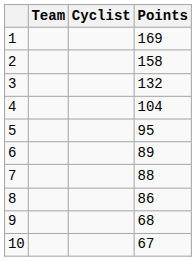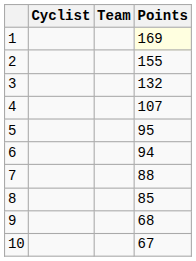columns swapped: (101, 16) <-> (48, 16)
(150, 39) no background -> (150, 39) lightyellow background
(150, 62) 158 -> (150, 62) 155
(150, 108) 104 -> (150, 108) 107
(146, 153) 89 -> (146, 153) 94
(146, 199) 86 -> (146, 199) 85
